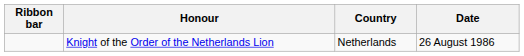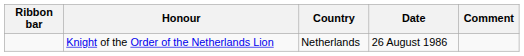+ column: (489, 19)
